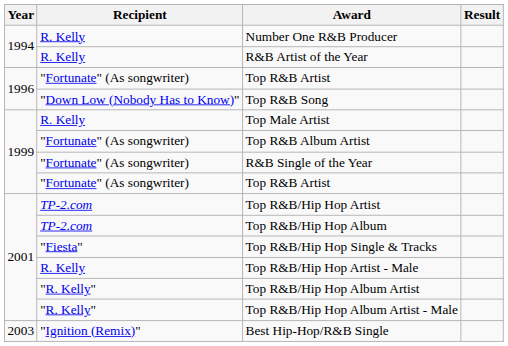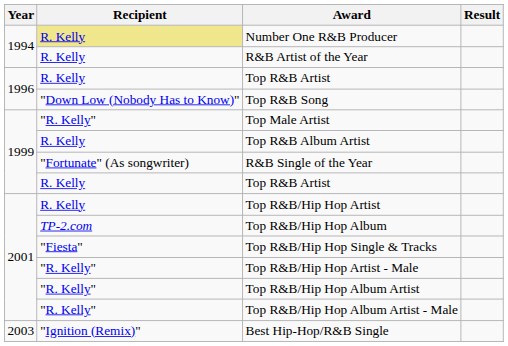(63, 36) no background -> (63, 36) khaki background
(115, 78) "Fortunate" (As songwriter) -> (63, 78) R. Kelly
(63, 120) R. Kelly -> (68, 120) "R. Kelly"
(115, 141) "Fortunate" (As songwriter) -> (63, 141) R. Kelly
(115, 183) "Fortunate" (As songwriter) -> (63, 183) R. Kelly
(66, 204) TP-2.com -> (63, 204) R. Kelly
(63, 267) R. Kelly -> (68, 267) "R. Kelly"
